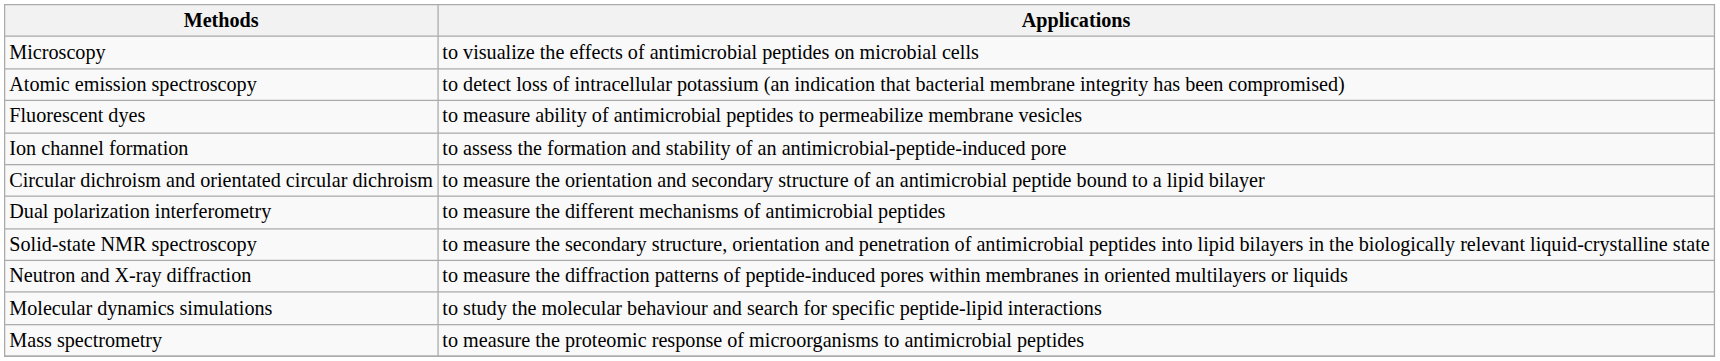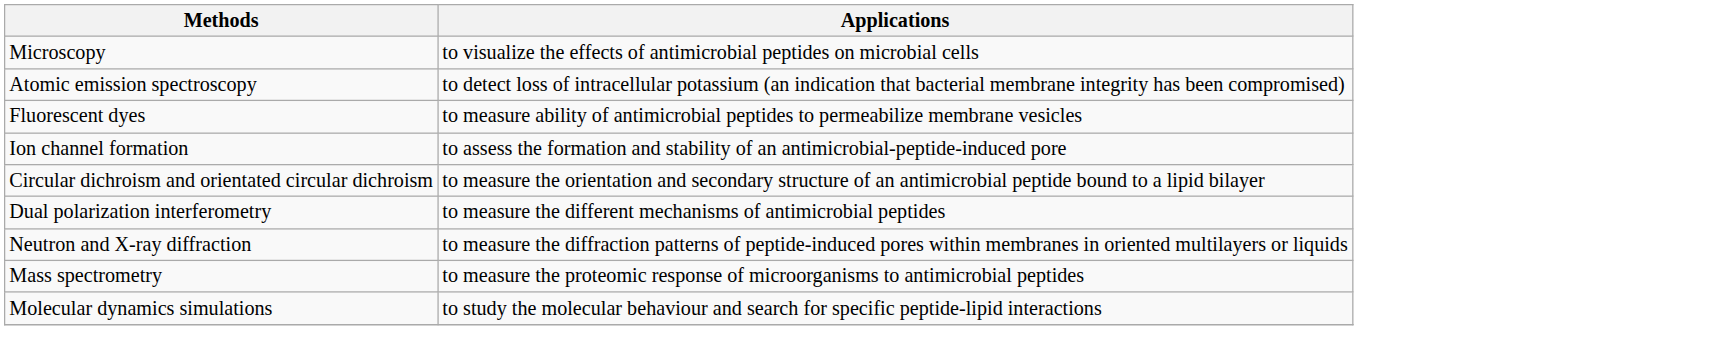- row: (133, 244)
rows swapped: (141, 308) <-> (86, 340)
